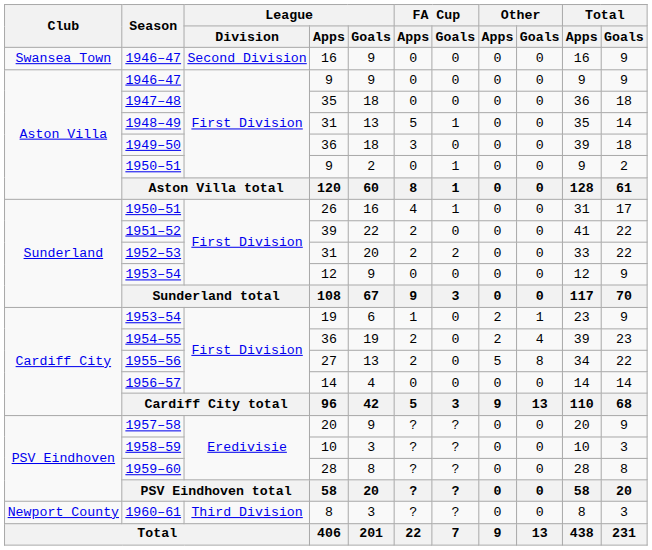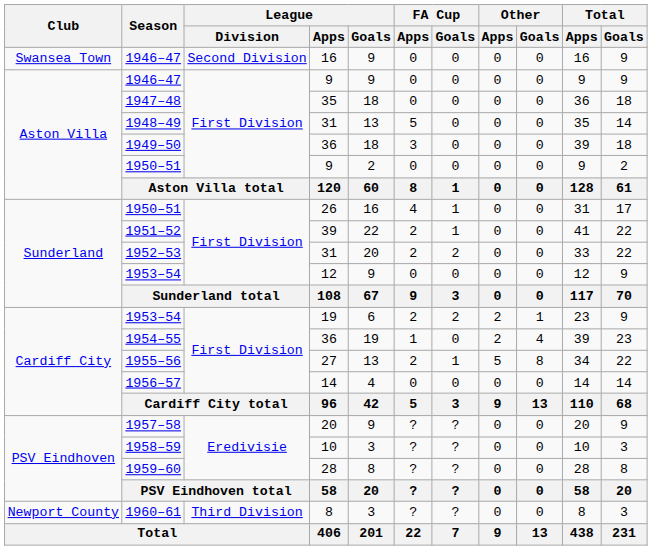(455, 123) 1 -> (455, 123) 0
(455, 167) 1 -> (455, 167) 0
(455, 231) 0 -> (455, 231) 1
(413, 318) 1 -> (413, 318) 2
(455, 318) 0 -> (455, 318) 2
(413, 339) 2 -> (413, 339) 1
(455, 361) 0 -> (455, 361) 1
